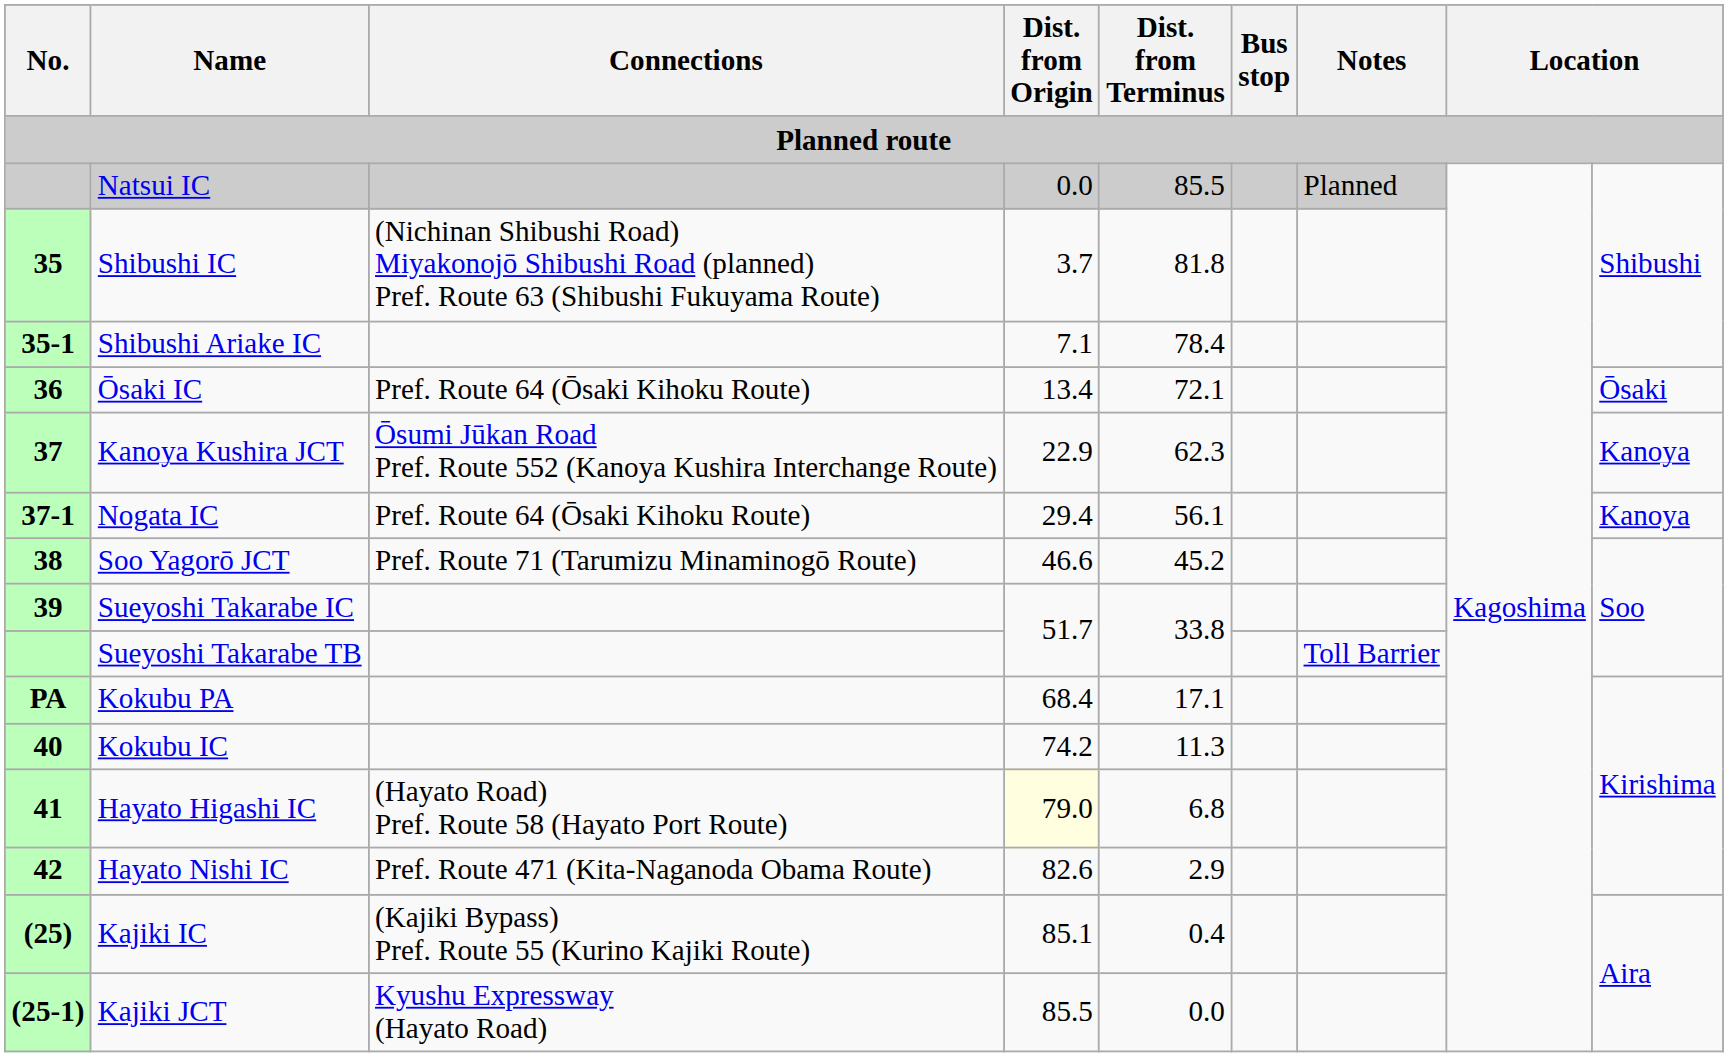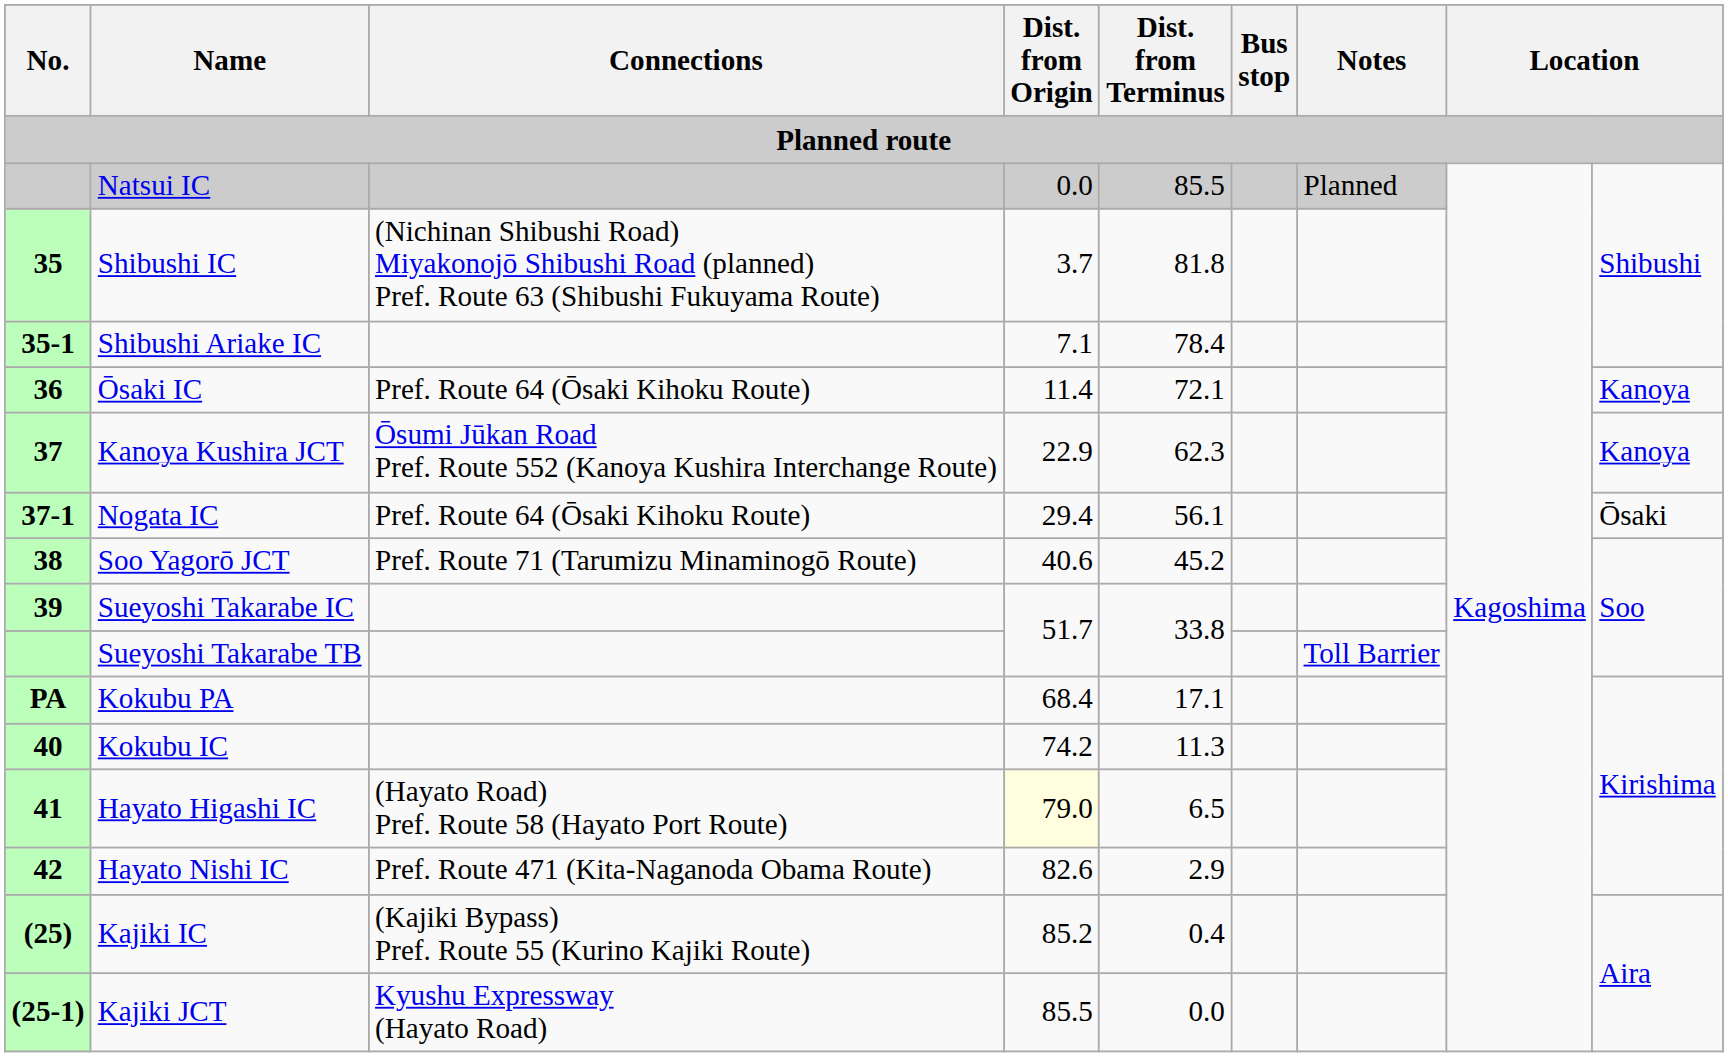(1067, 389) 13.4 -> (1068, 389) 11.4
(1633, 389) Ōsaki -> (1645, 389) Kanoya
(1645, 514) Kanoya -> (1633, 514) Ōsaki
(1067, 560) 46.6 -> (1067, 560) 40.6
(1207, 808) 6.8 -> (1207, 808) 6.5
(1067, 933) 85.1 -> (1067, 933) 85.2
